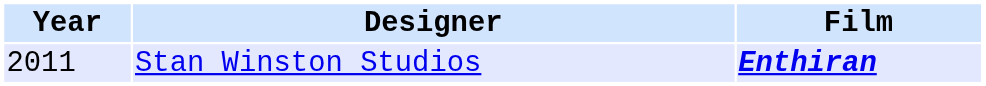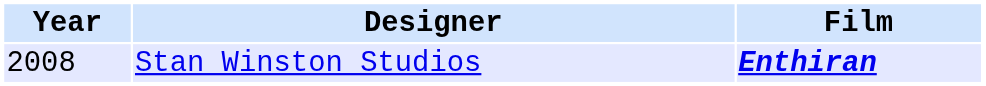(41, 63) 2011 -> (41, 63) 2008
